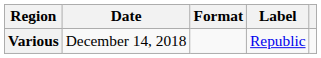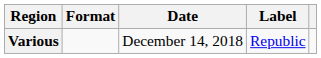columns swapped: (126, 16) <-> (218, 16)
